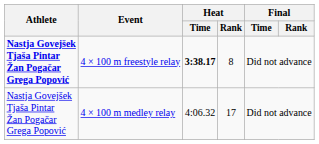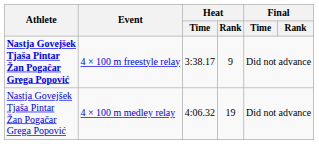(200, 62) bold -> (200, 62) normal
(231, 62) 8 -> (230, 62) 9
(231, 114) 17 -> (230, 114) 19
